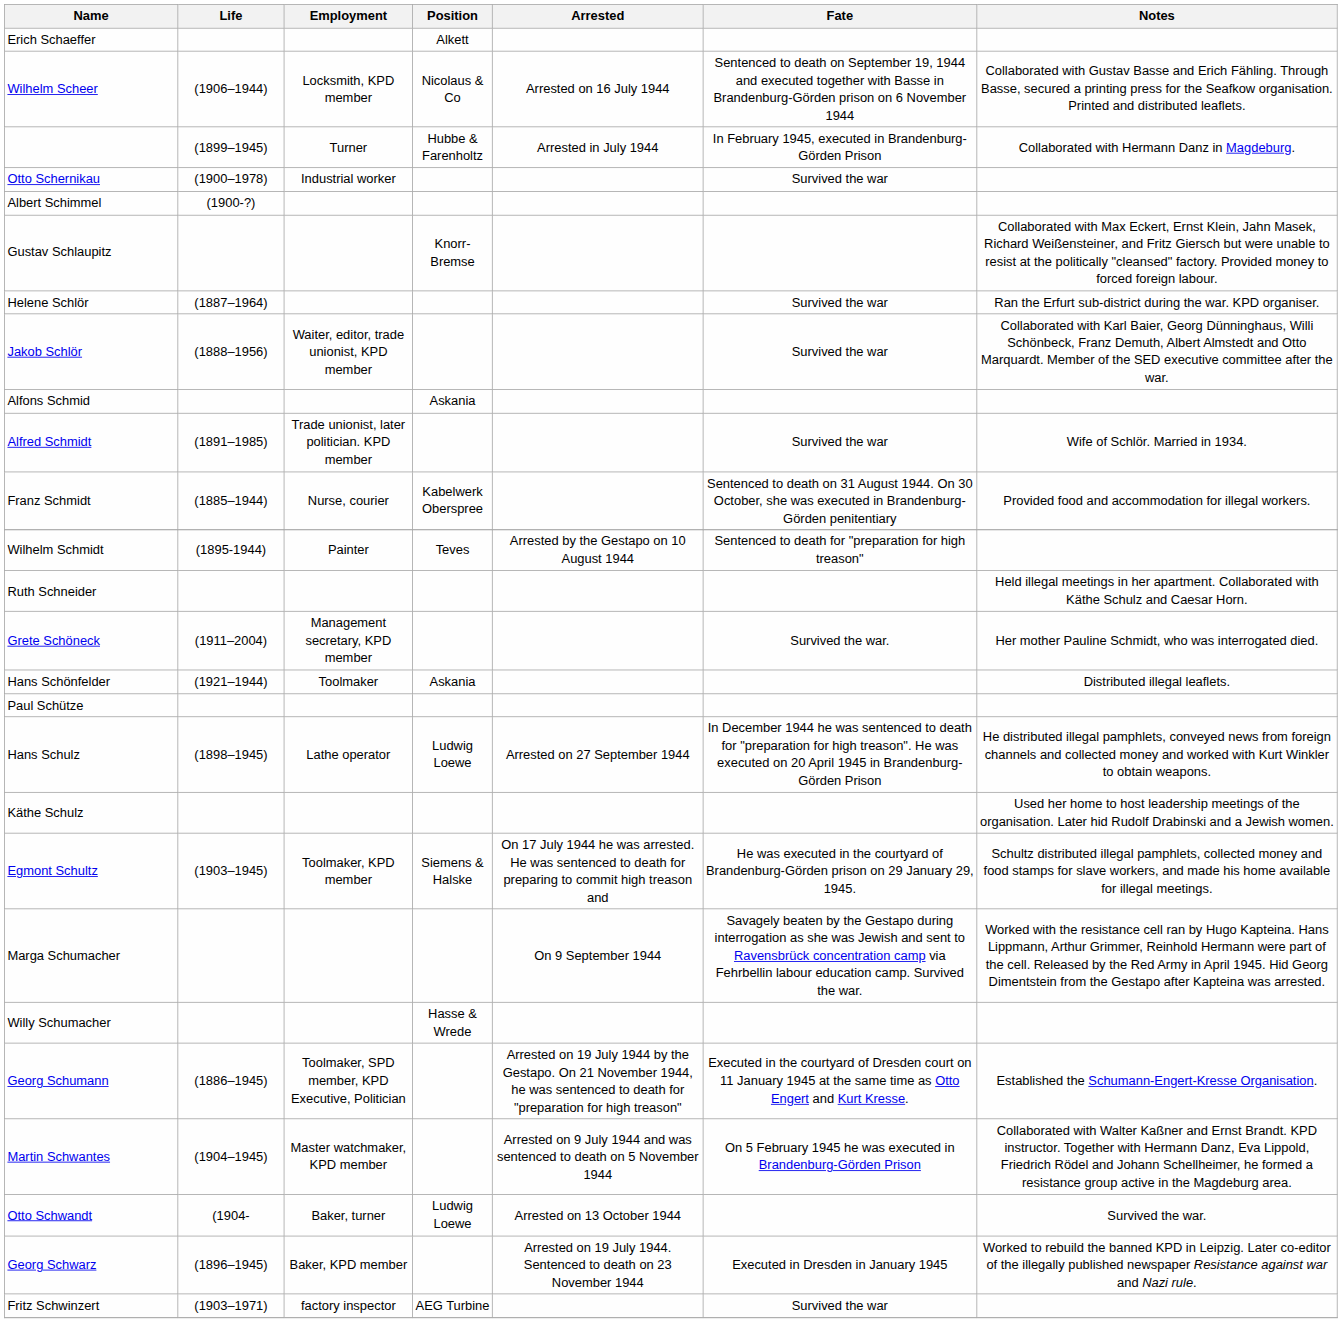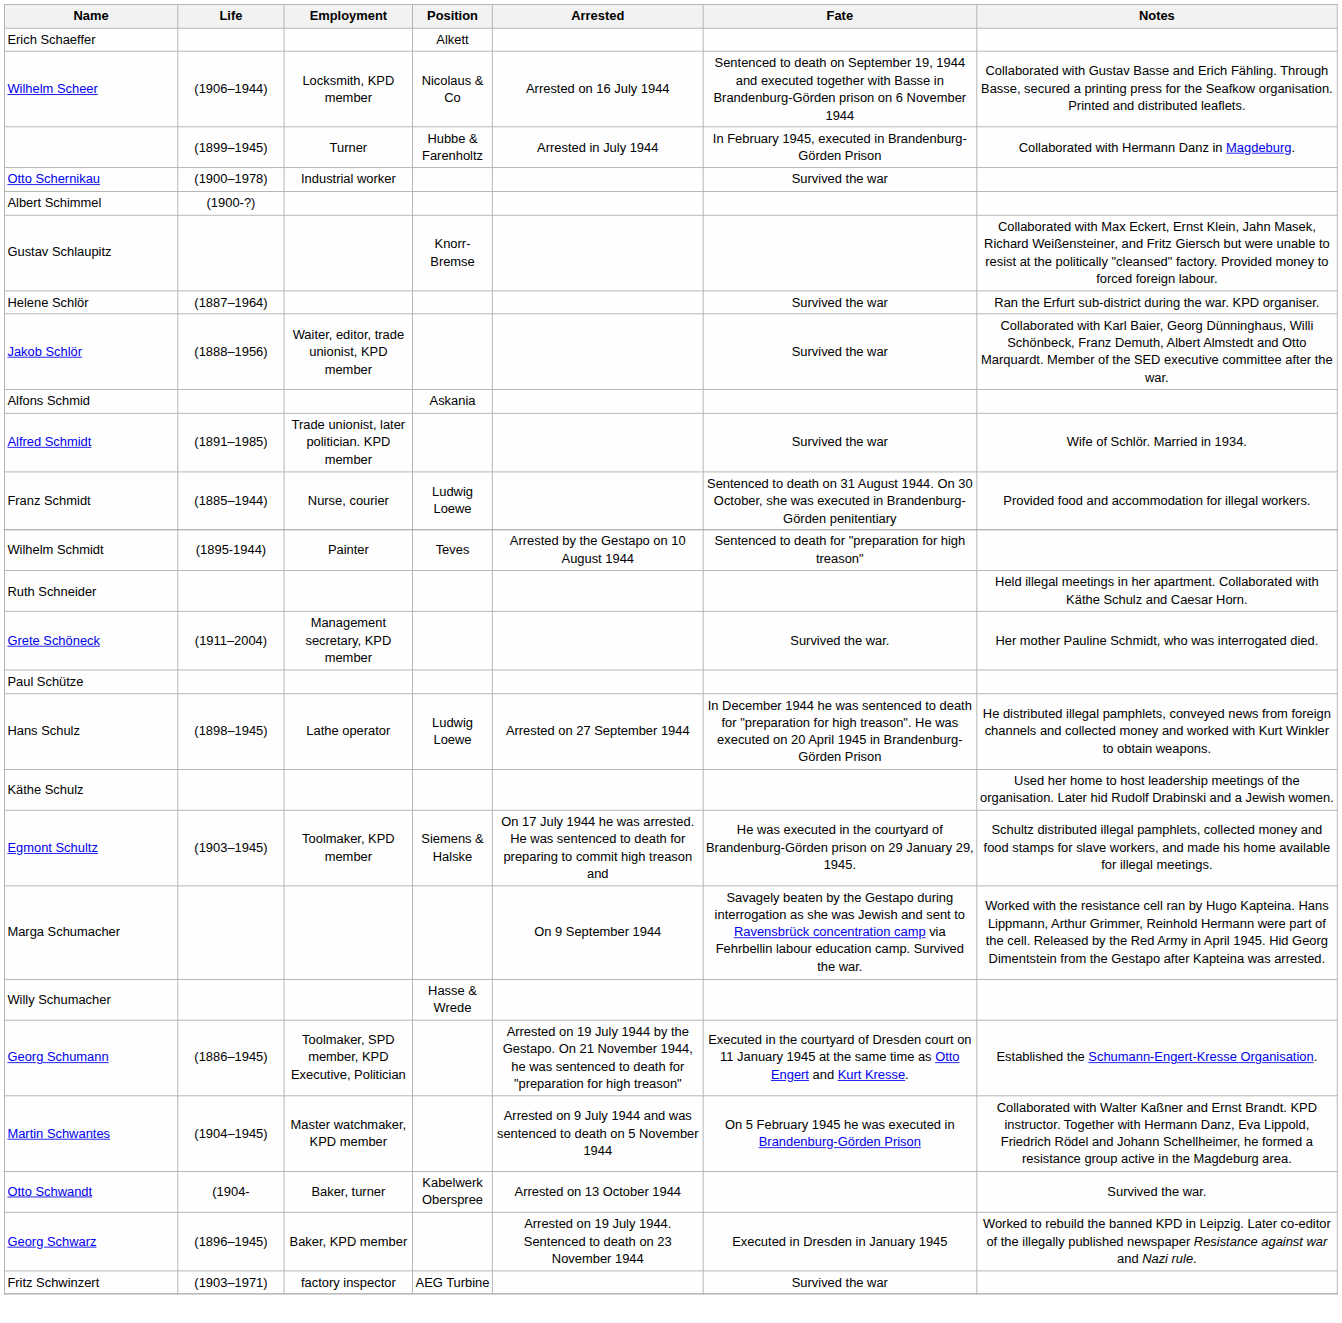(453, 500) Kabelwerk Oberspree -> (453, 500) Ludwig Loewe
- row: (59, 681)
(453, 1215) Ludwig Loewe -> (453, 1191) Kabelwerk Oberspree
